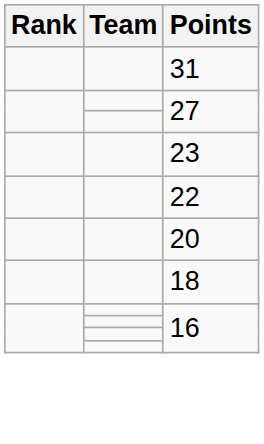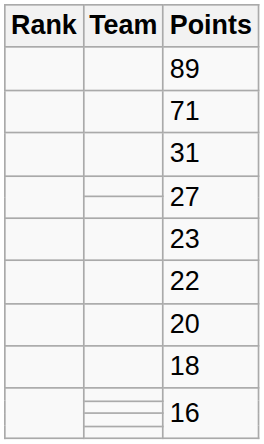+ row: (44, 69)
+ row: (44, 111)
